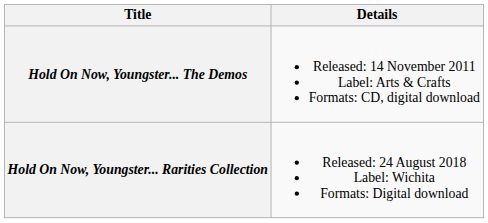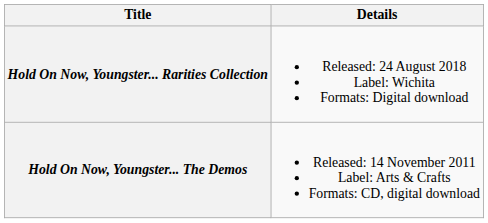rows swapped: (138, 74) <-> (138, 169)
